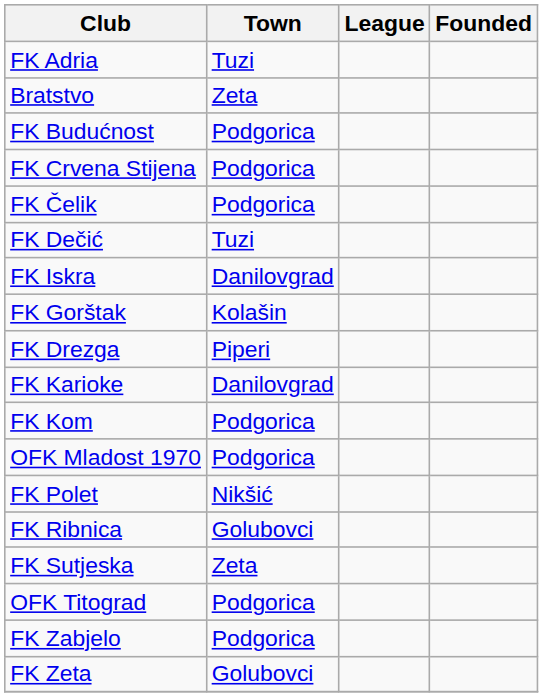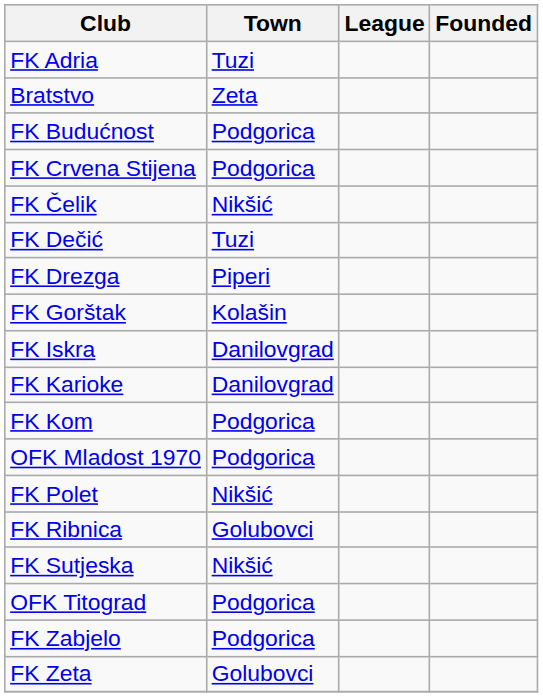(263, 204) Podgorica -> (242, 204) Nikšić
rows swapped: (65, 349) <-> (53, 276)
(235, 566) Zeta -> (242, 566) Nikšić
